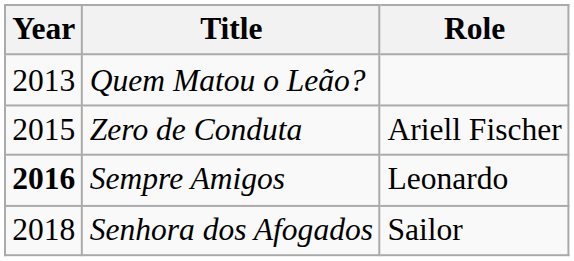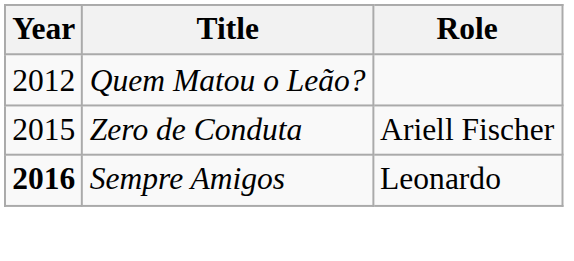(44, 79) 2013 -> (44, 79) 2012
- row: (231, 229)
